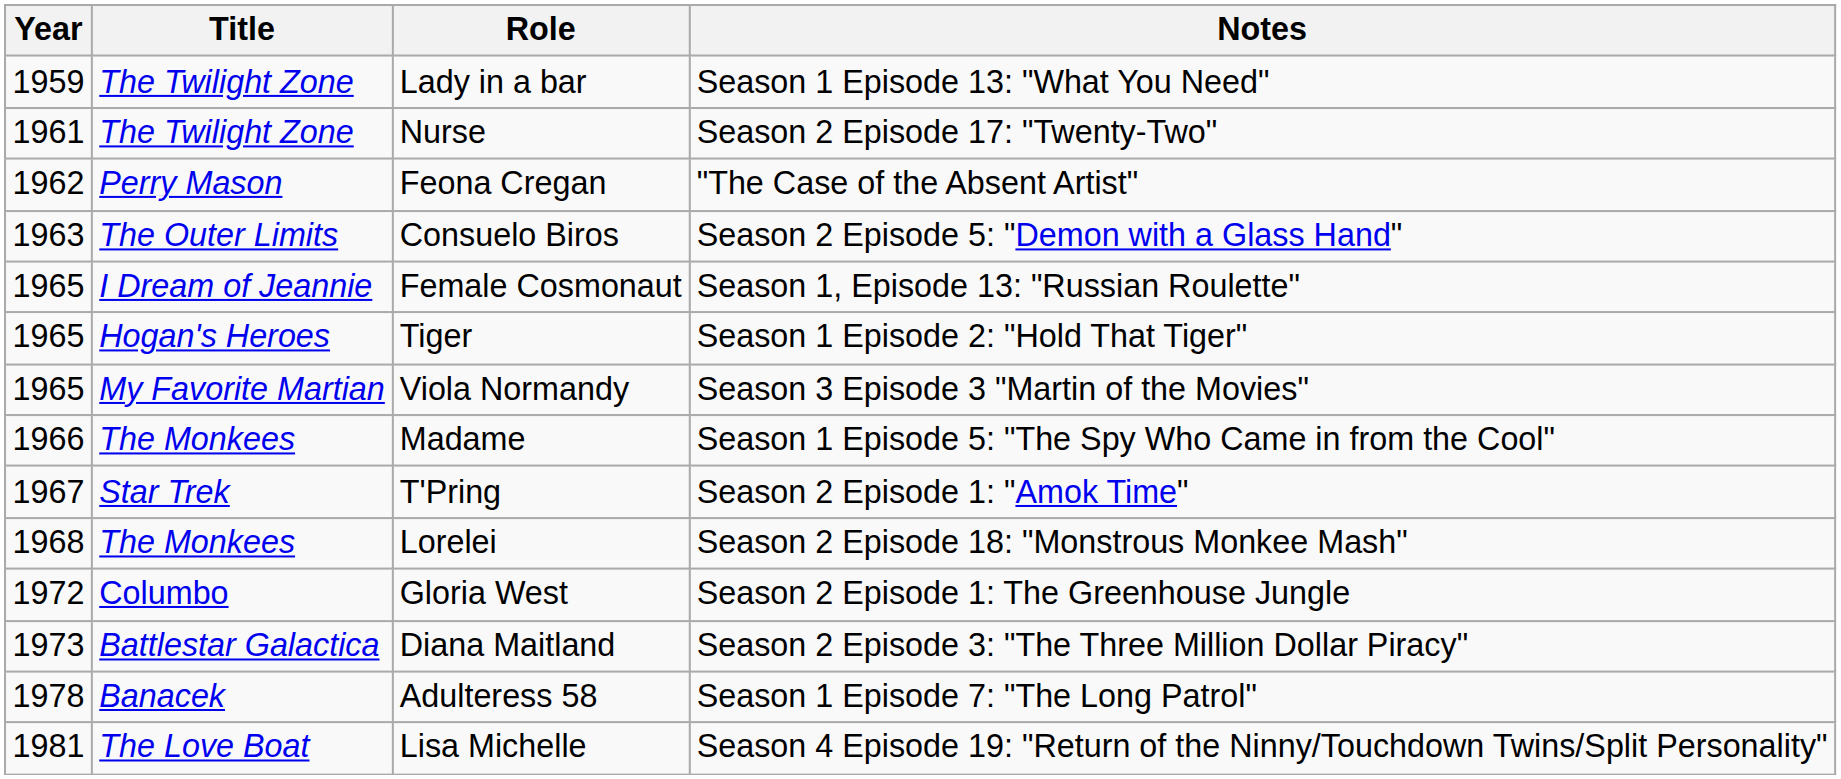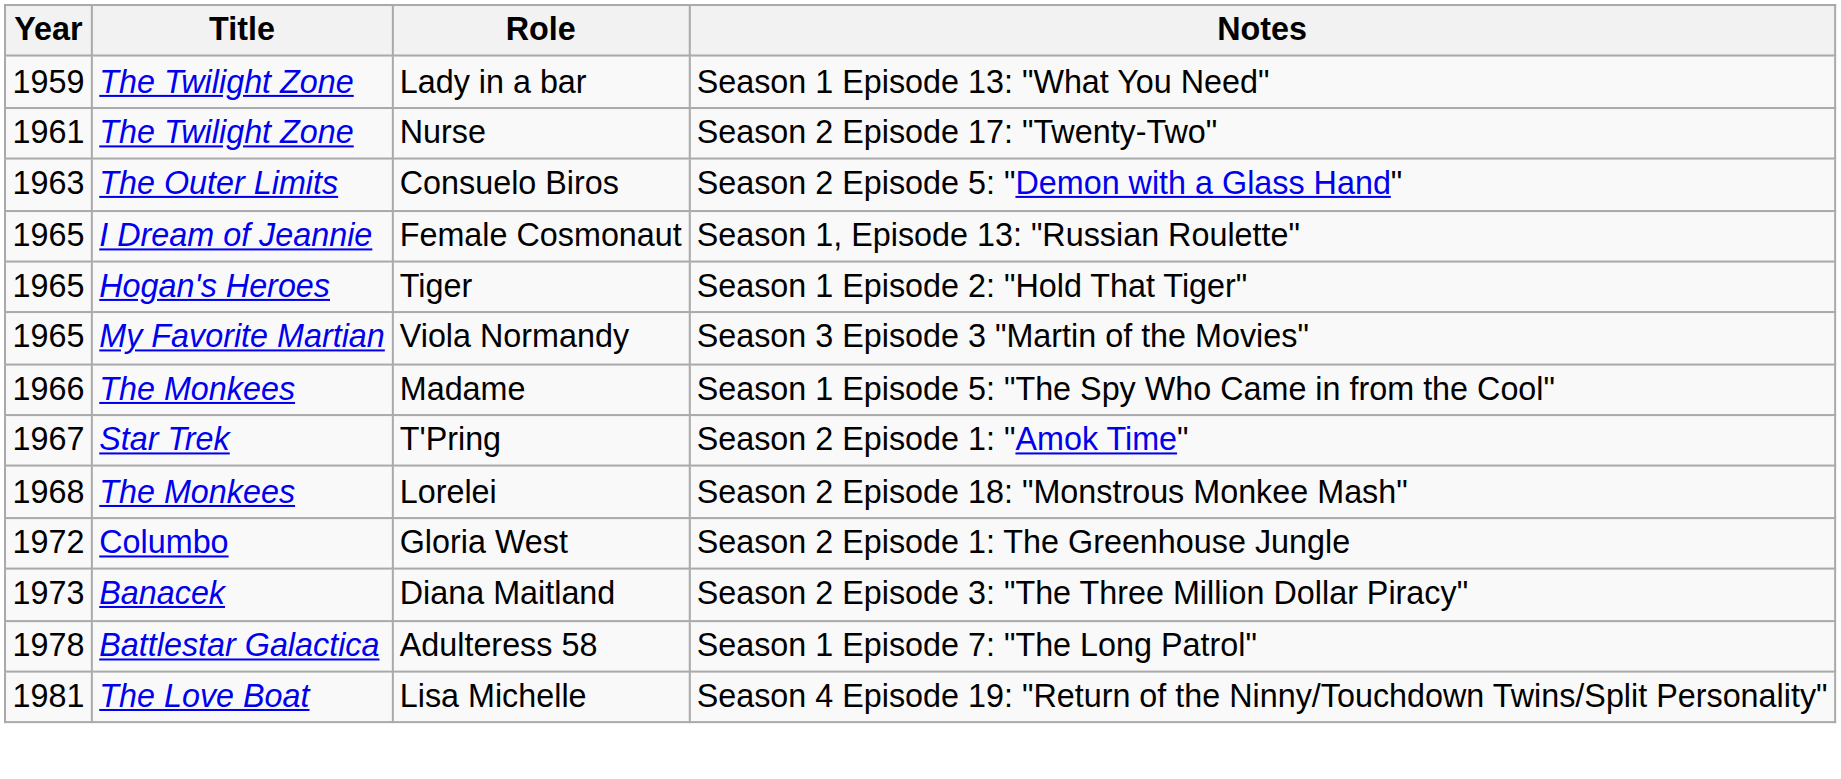- row: (503, 183)
(239, 645) Battlestar Galactica -> (162, 593) Banacek
(162, 696) Banacek -> (239, 645) Battlestar Galactica
